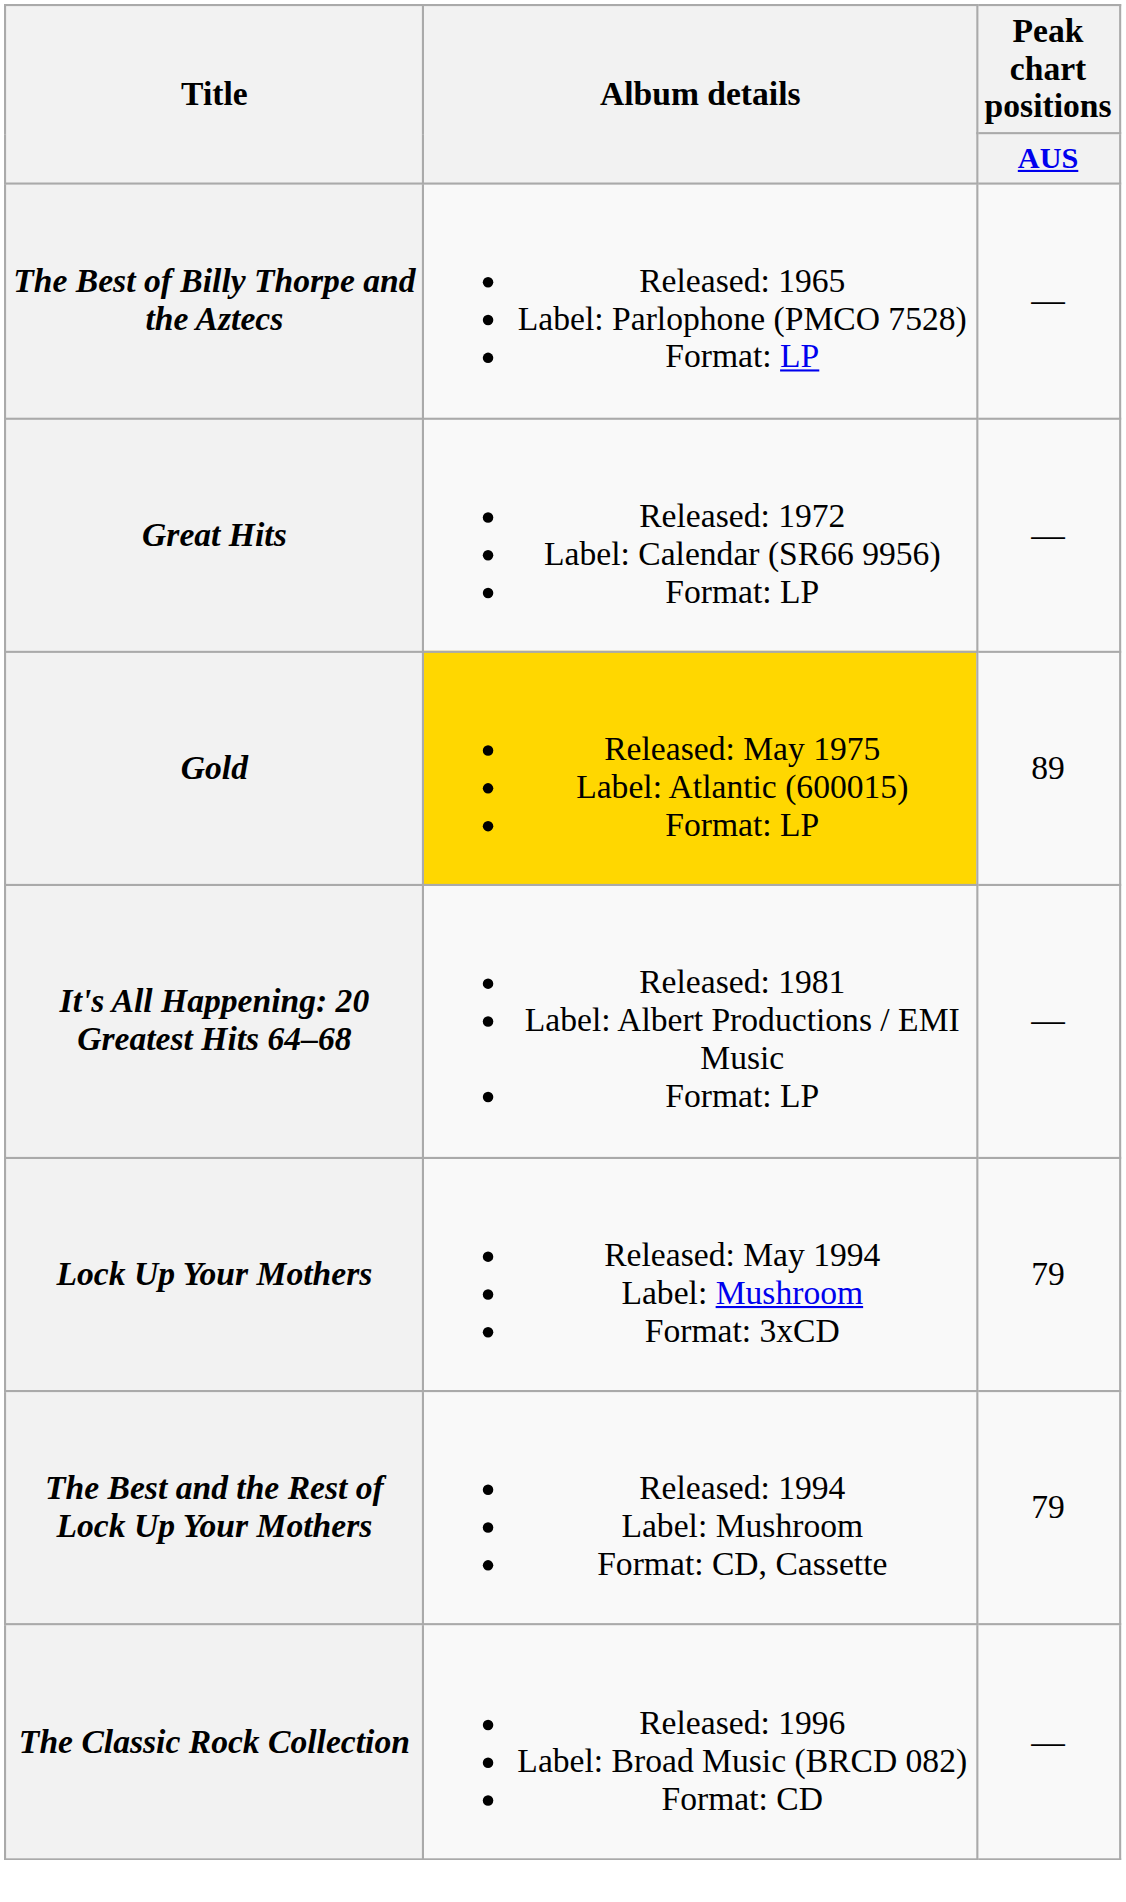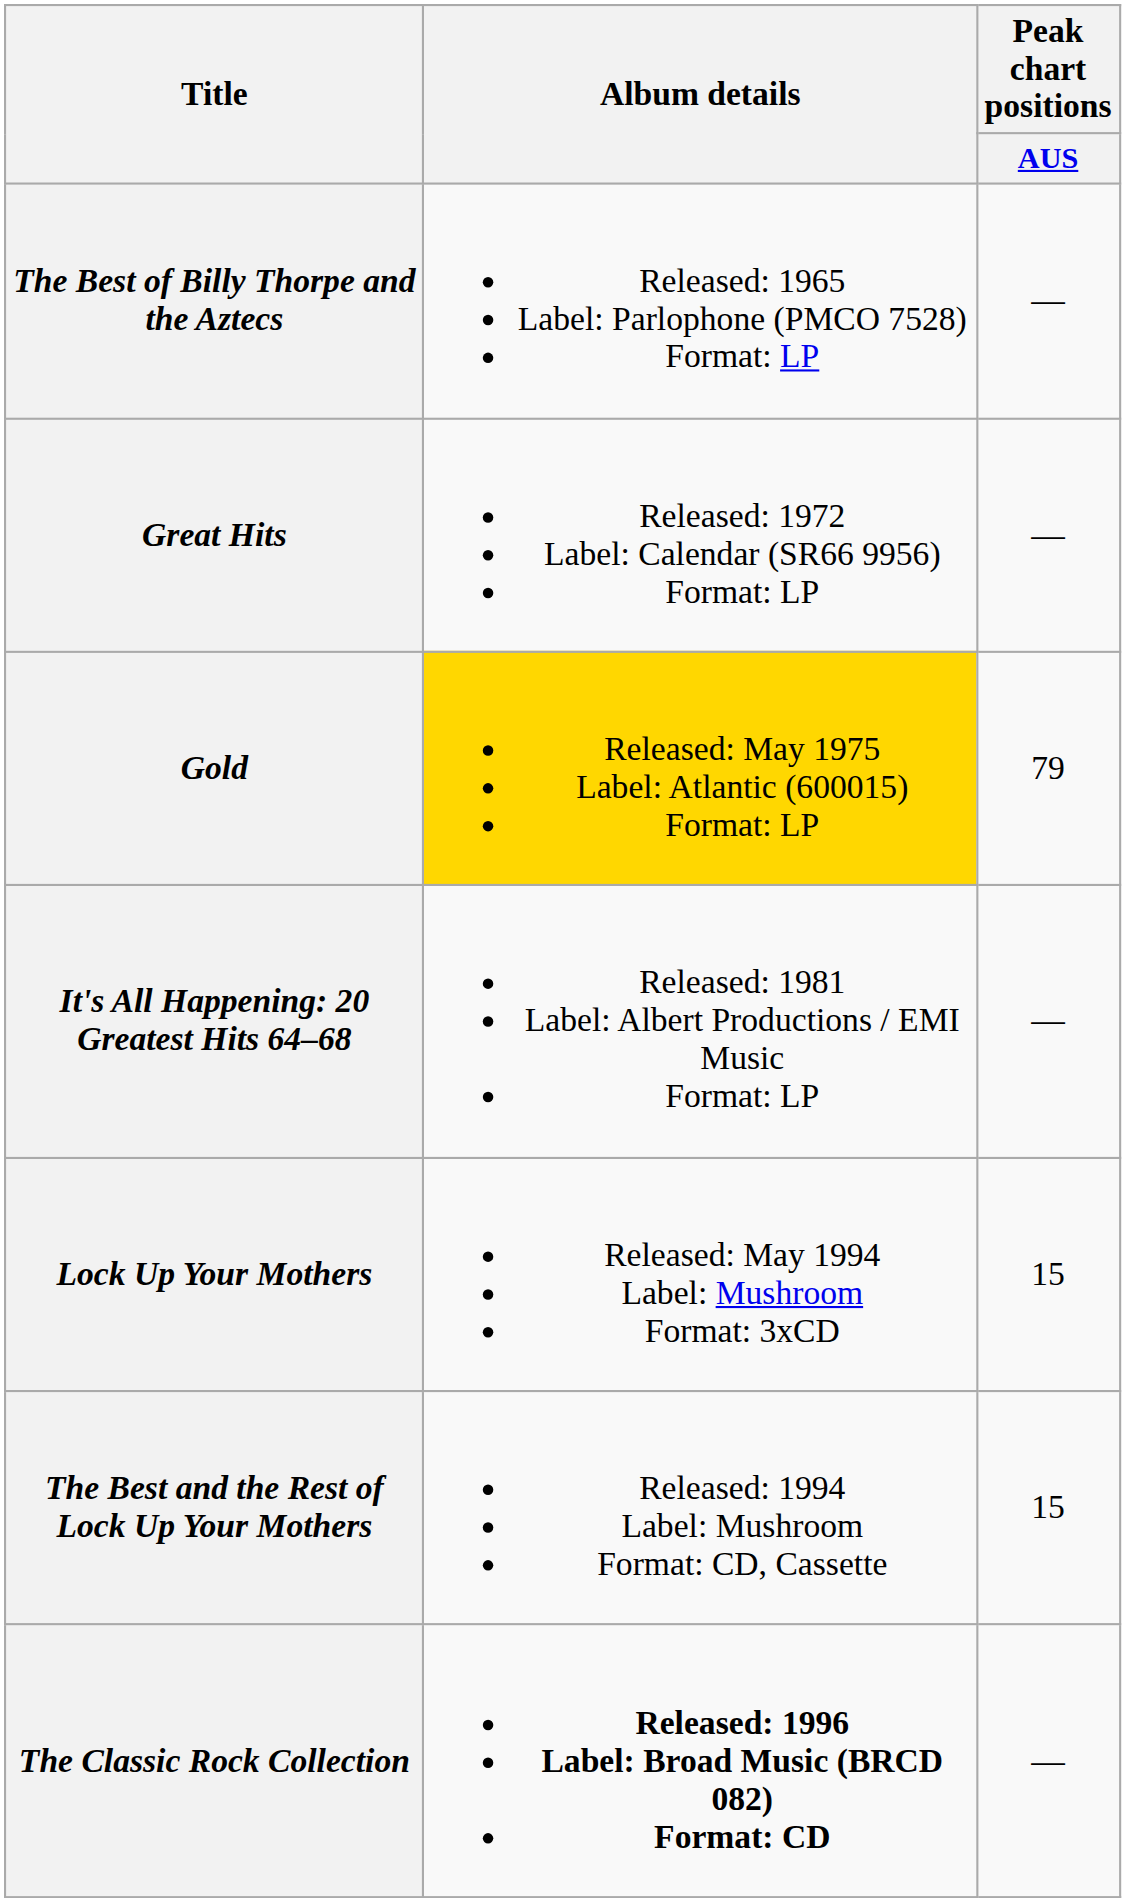(1048, 767) 89 -> (1048, 767) 79
(1048, 1273) 79 -> (1048, 1273) 15
(1048, 1507) 79 -> (1048, 1507) 15
(700, 1761) normal -> (700, 1780) bold
